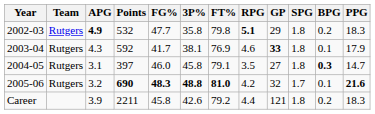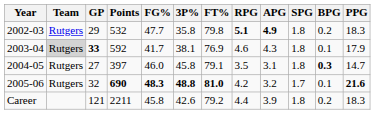columns swapped: (278, 13) <-> (100, 13)
(66, 48) no background -> (66, 48) lightgrey background
